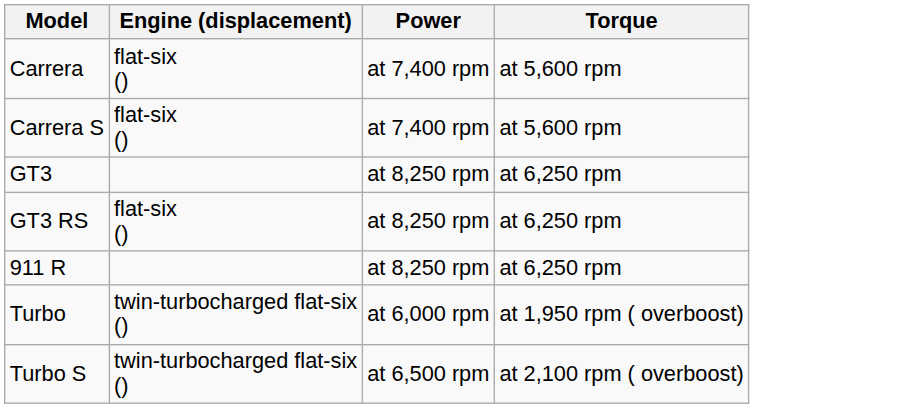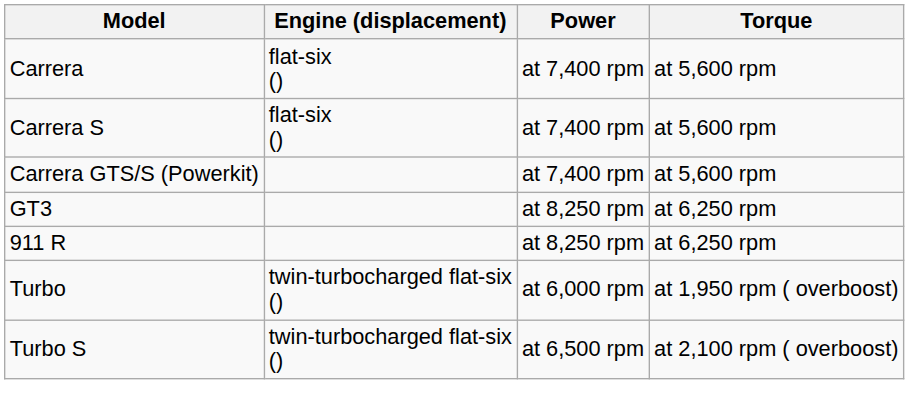+ row: (134, 174)
- row: (49, 220)
